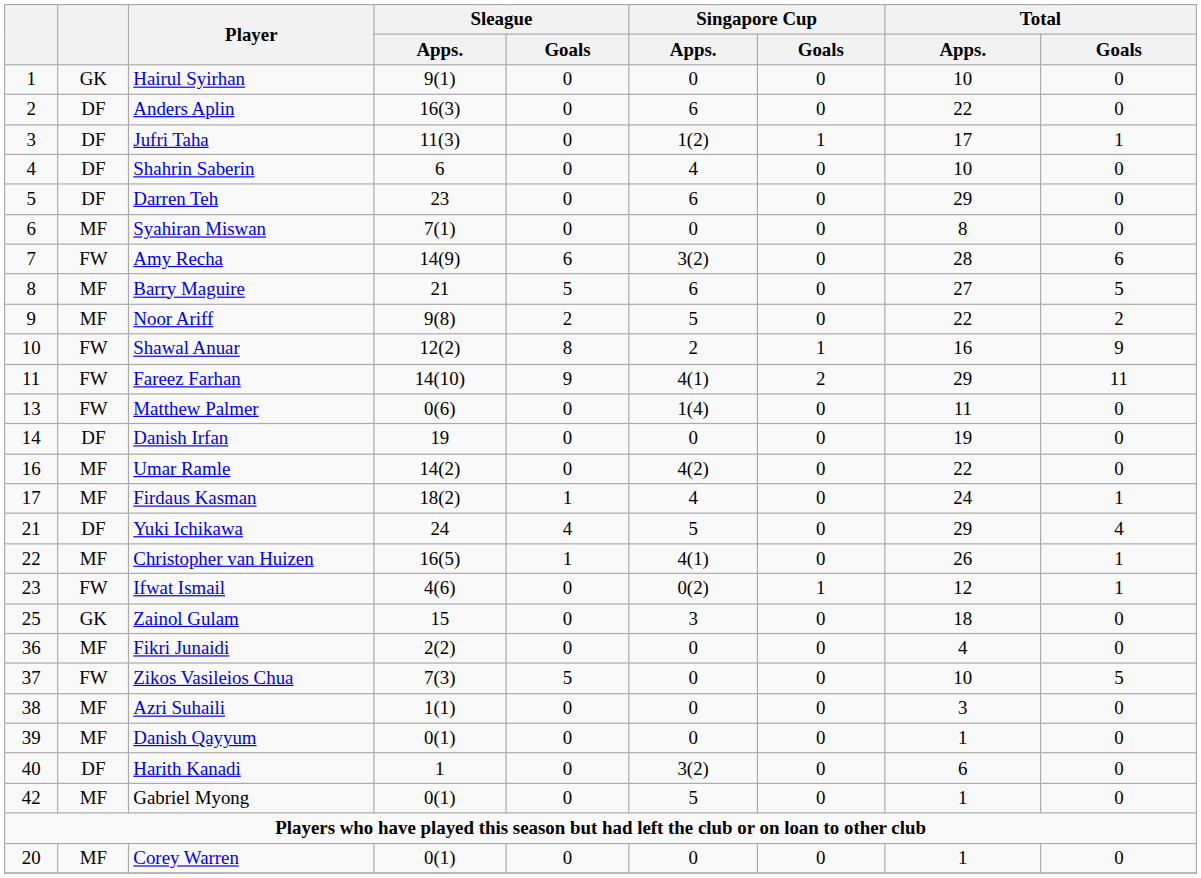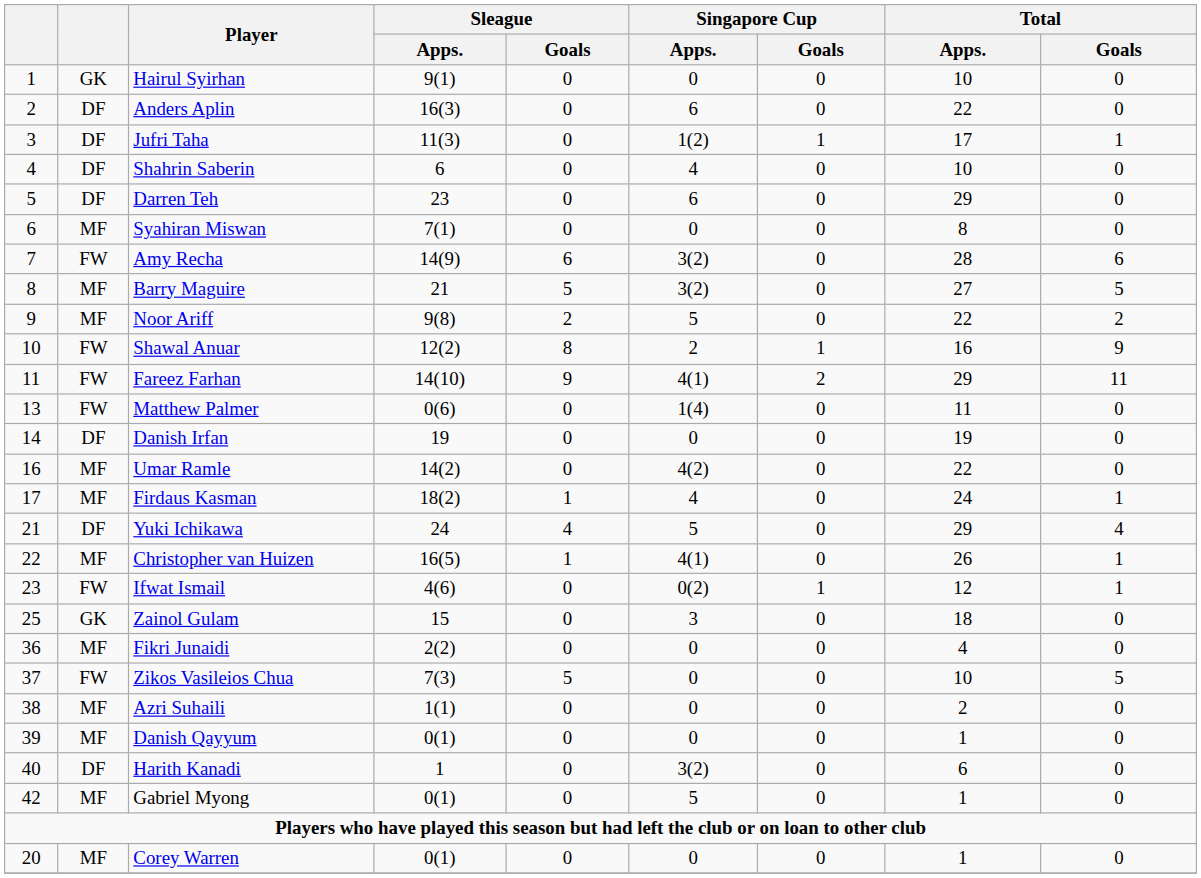(693, 288) 6 -> (693, 288) 3(2)
(963, 708) 3 -> (963, 708) 2
